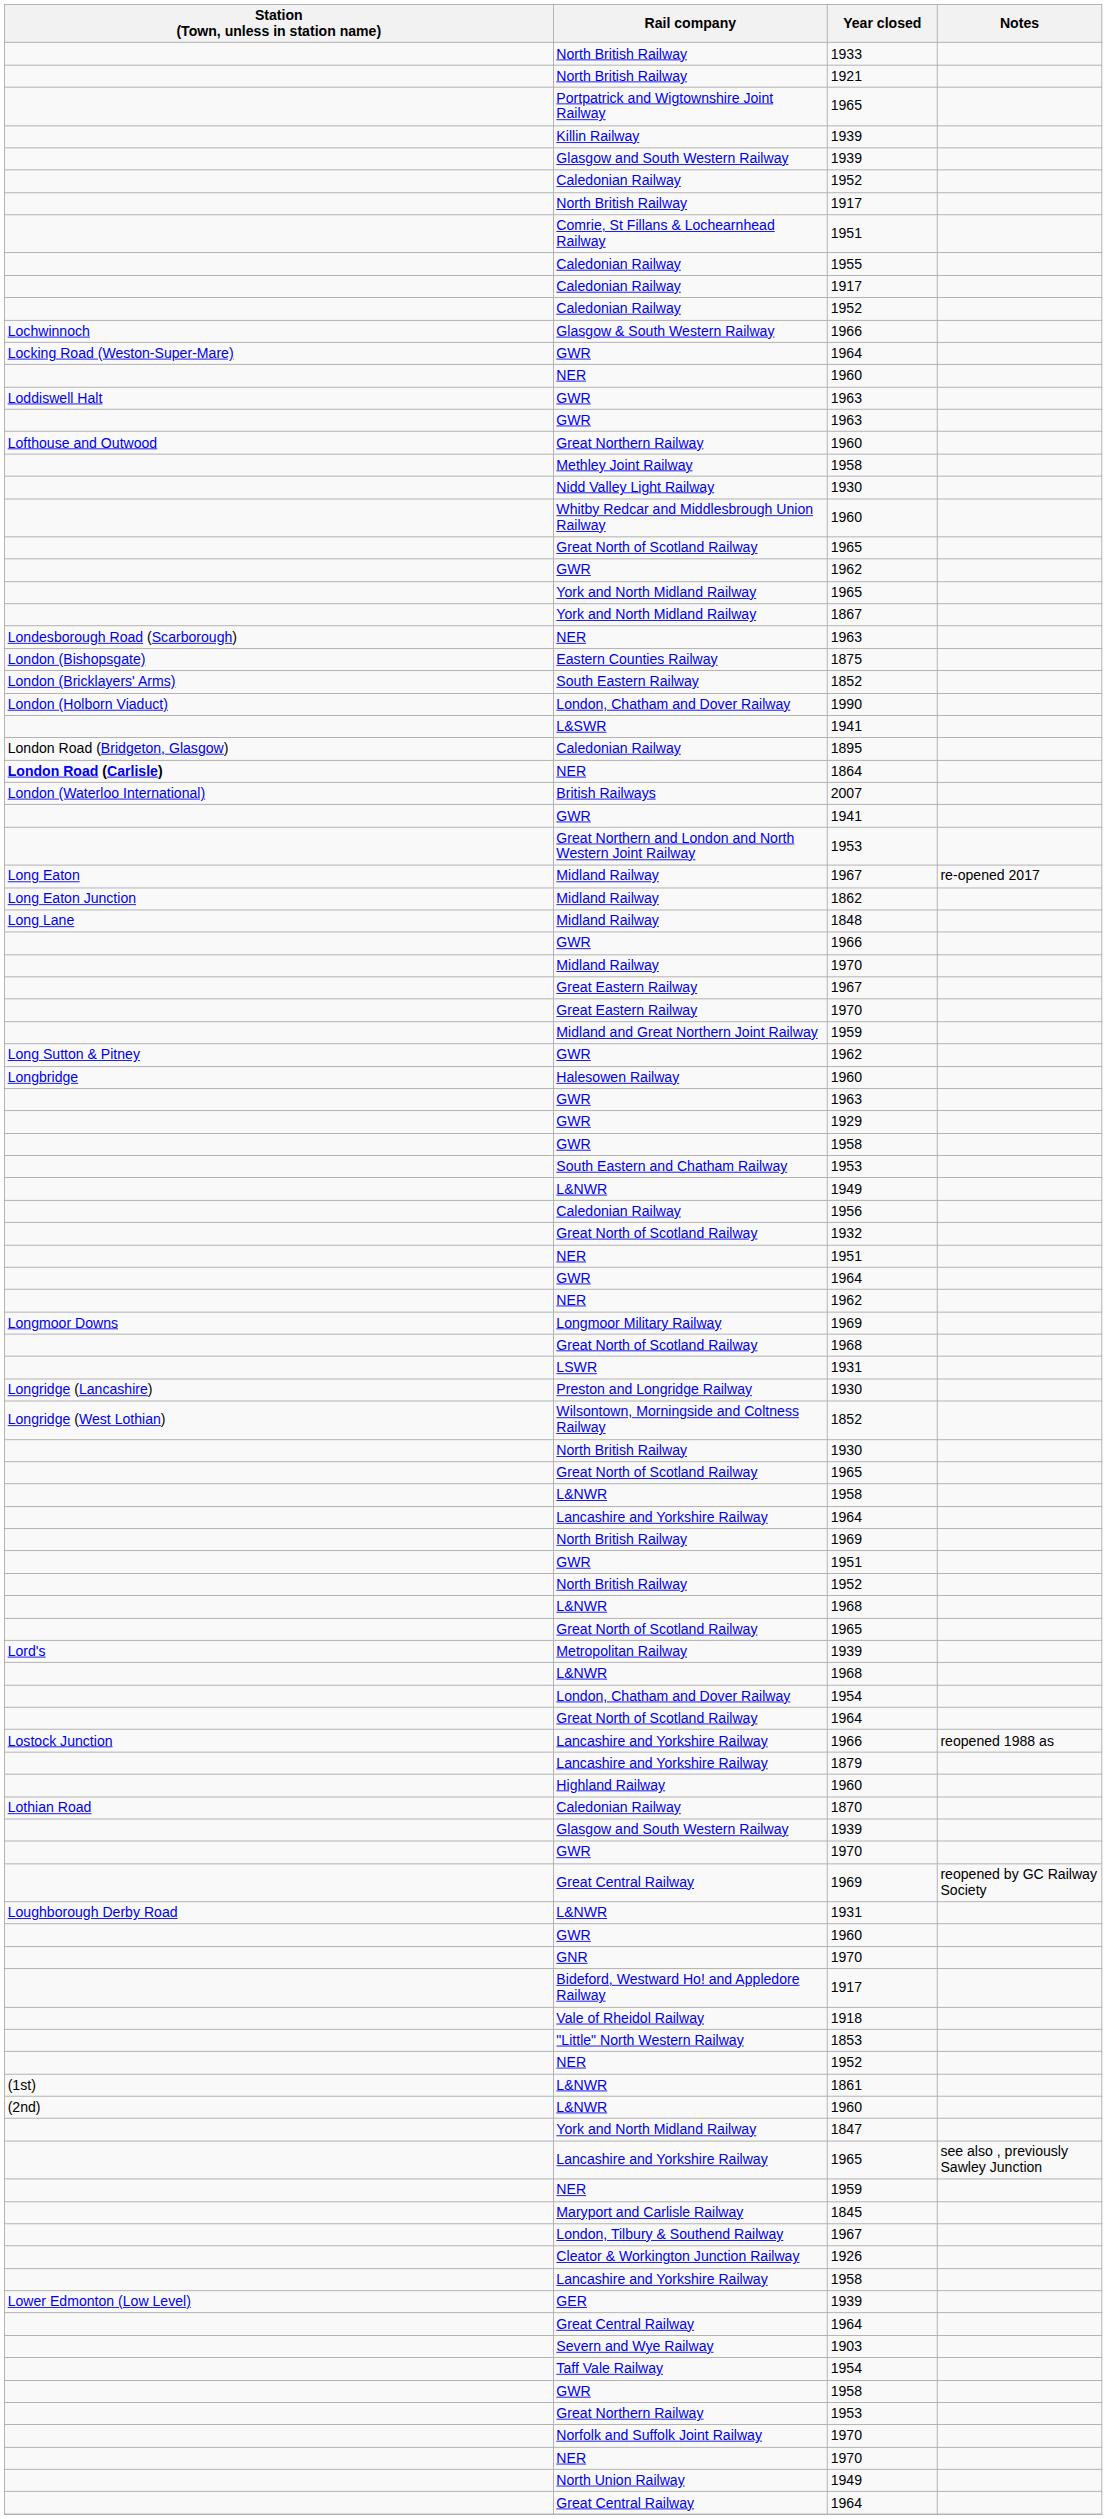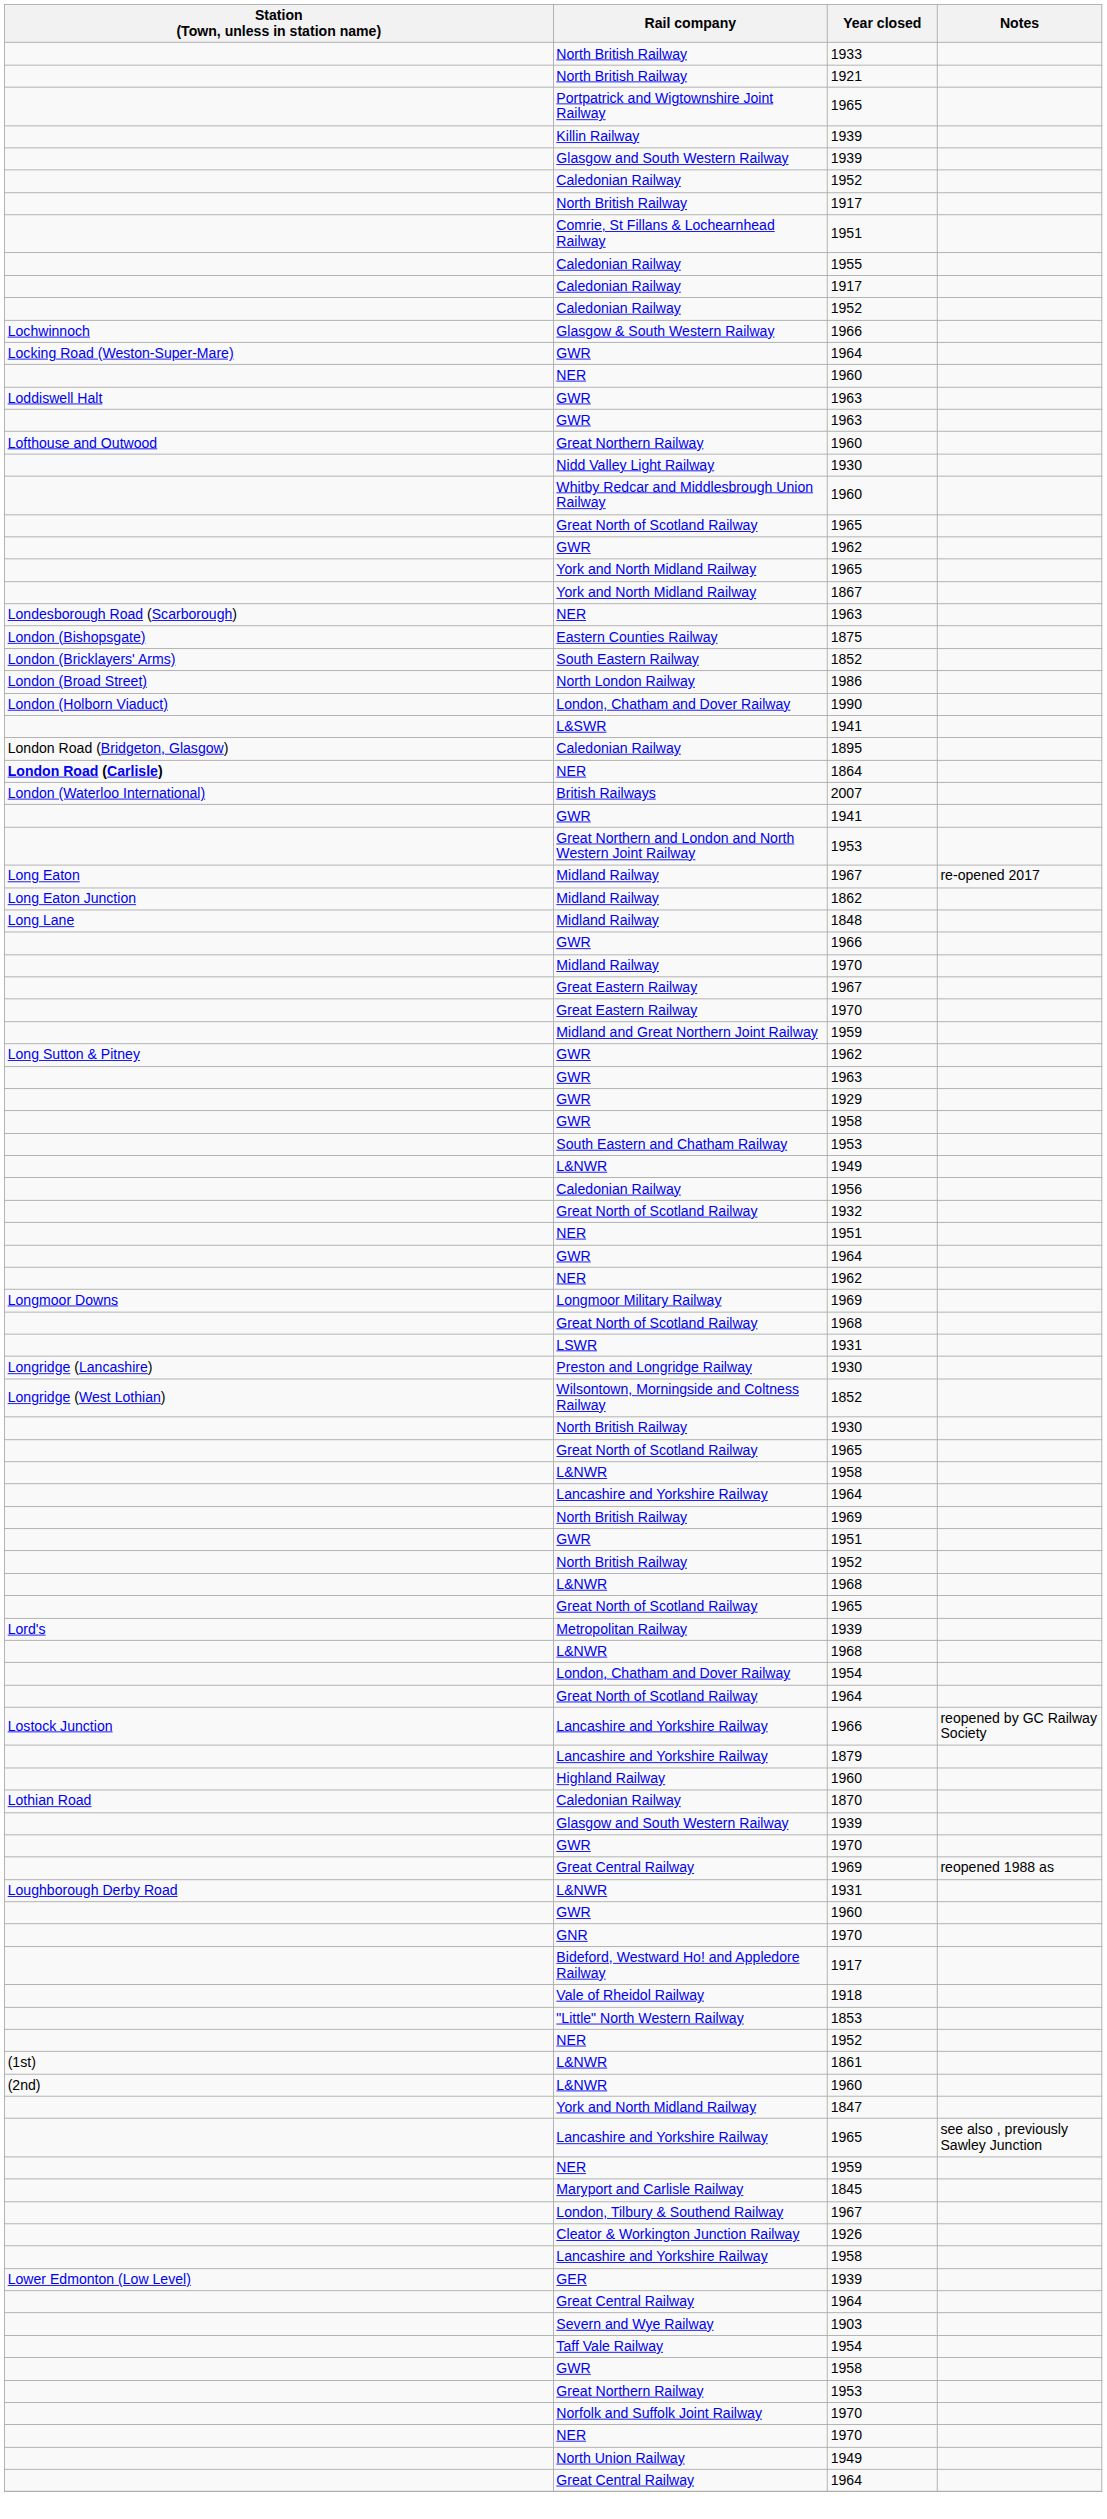- row: (624, 465)
+ row: (626, 681)
- row: (618, 1077)
(997, 1740) reopened 1988 as -> (1019, 1726) reopened by GC Railway Society
(1019, 1882) reopened by GC Railway Society -> (997, 1868) reopened 1988 as
